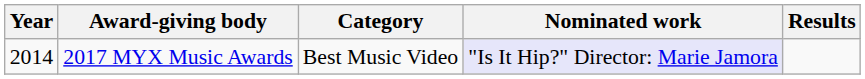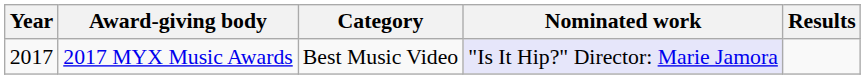(31, 56) 2014 -> (31, 56) 2017
